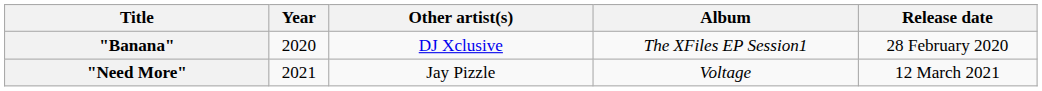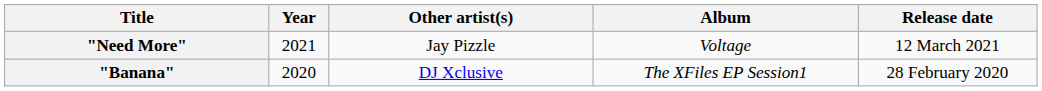rows swapped: (137, 45) <-> (137, 72)
